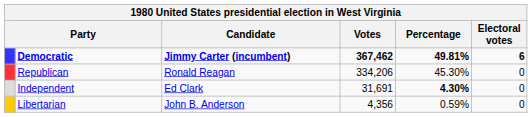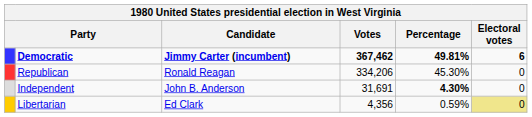(184, 88) Ed Clark -> (204, 88) John B. Anderson
(204, 105) John B. Anderson -> (184, 105) Ed Clark
(522, 105) no background -> (522, 105) khaki background
